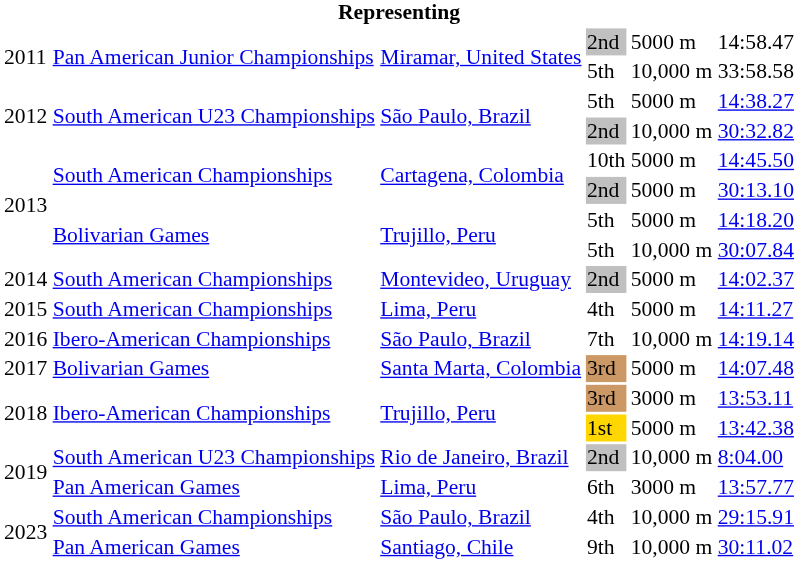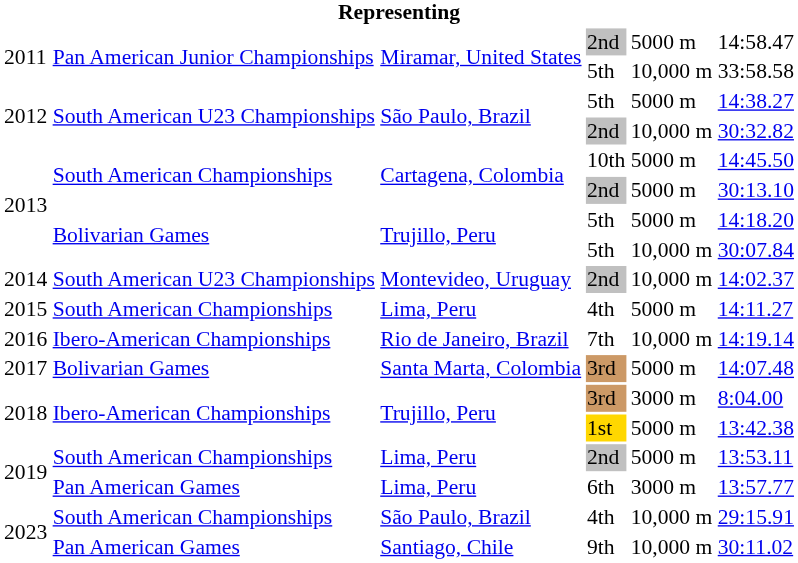(192, 279) South American Championships -> (214, 279) South American U23 Championships
(663, 279) 5000 m -> (672, 279) 10,000 m
(456, 338) São Paulo, Brazil -> (474, 338) Rio de Janeiro, Brazil
(755, 398) 13:53.11 -> (750, 398) 8:04.00
(214, 457) South American U23 Championships -> (192, 457) South American Championships
(474, 457) Rio de Janeiro, Brazil -> (428, 457) Lima, Peru
(672, 457) 10,000 m -> (663, 457) 5000 m
(750, 457) 8:04.00 -> (755, 457) 13:53.11
